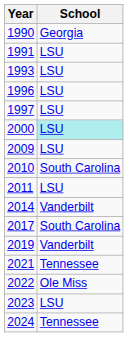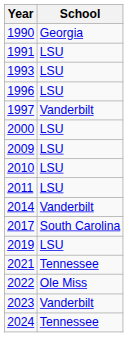(52, 110) LSU -> (67, 110) Vanderbilt
(52, 129) paleturquoise background -> (52, 129) no background
(80, 168) South Carolina -> (52, 168) LSU
(67, 245) Vanderbilt -> (52, 245) LSU
(52, 303) LSU -> (67, 303) Vanderbilt
